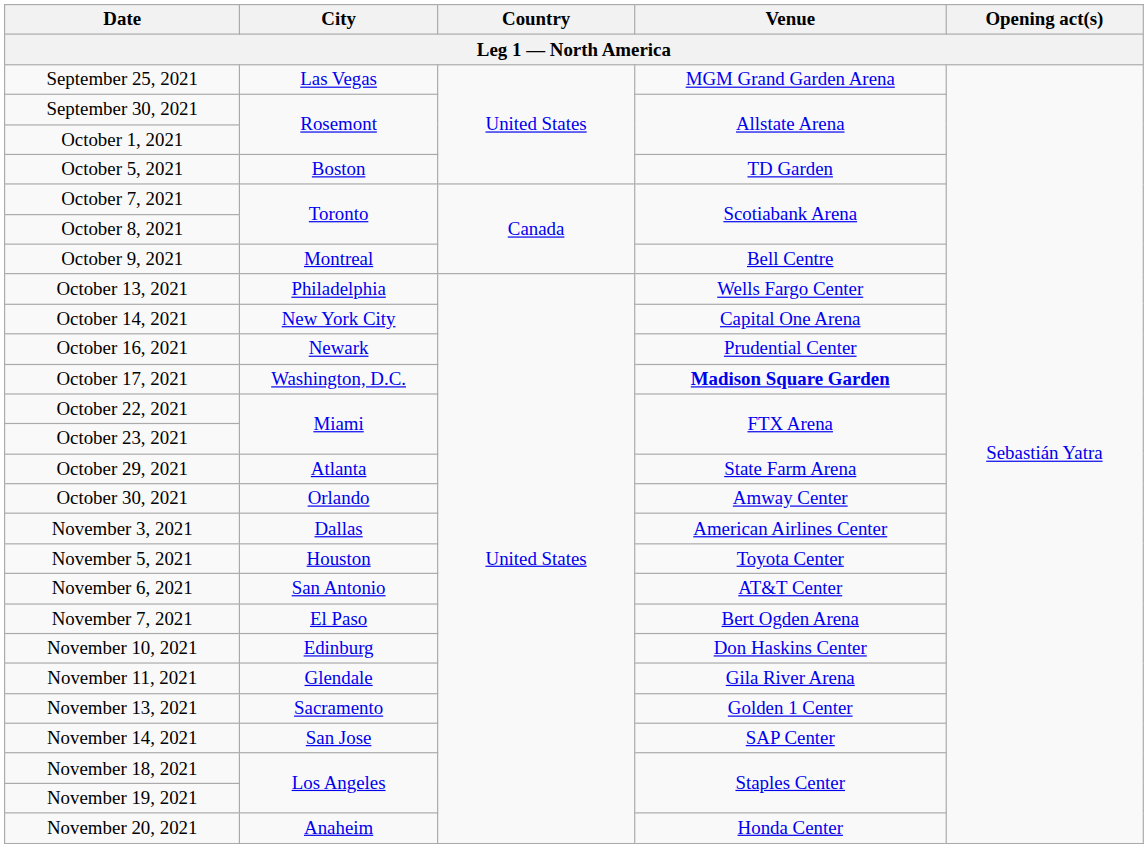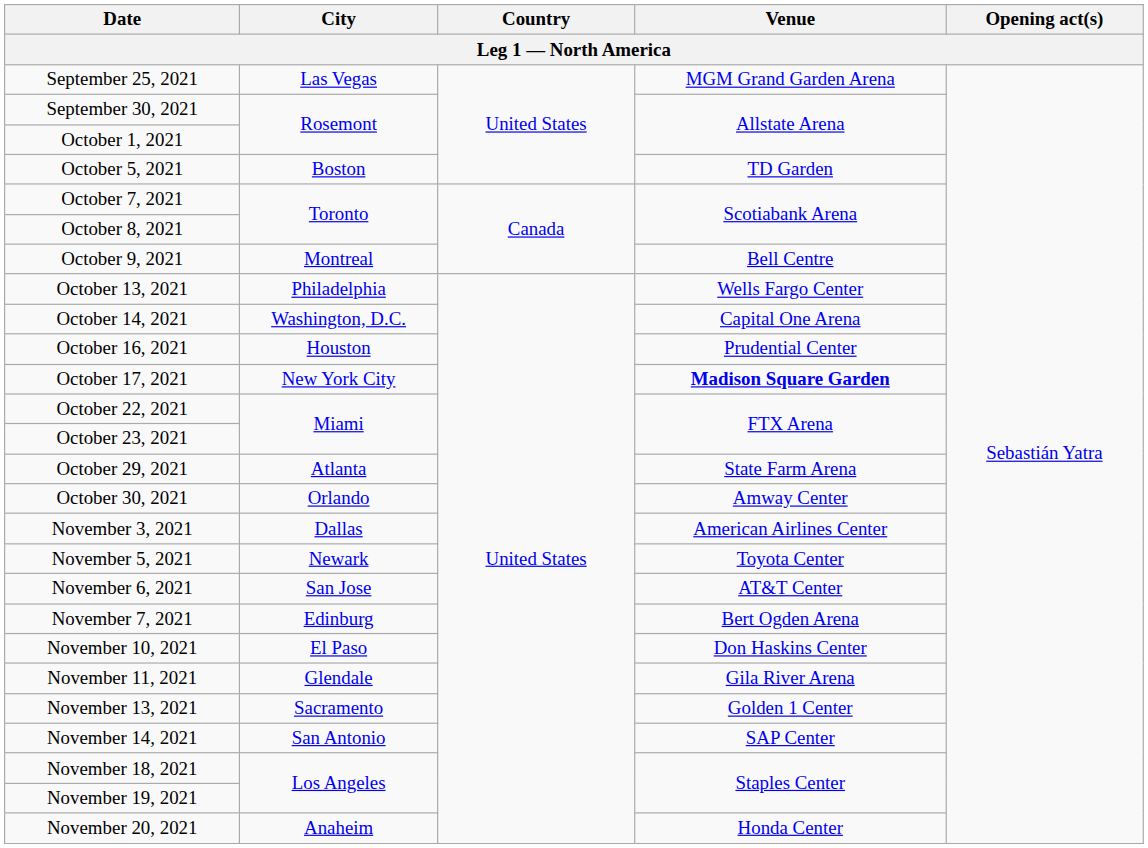(339, 318) New York City -> (339, 318) Washington, D.C.
(339, 348) Newark -> (339, 348) Houston
(339, 378) Washington, D.C. -> (339, 378) New York City
(339, 558) Houston -> (339, 558) Newark
(339, 588) San Antonio -> (339, 588) San Jose
(339, 618) El Paso -> (339, 618) Edinburg
(339, 648) Edinburg -> (339, 648) El Paso
(339, 738) San Jose -> (339, 738) San Antonio
